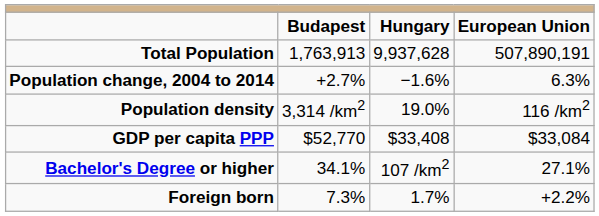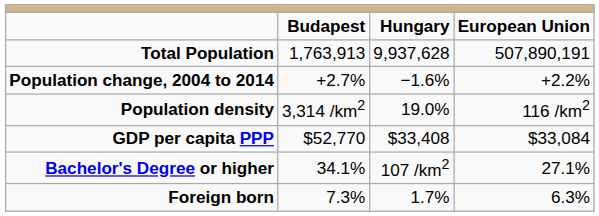(570, 80) 6.3% -> (565, 80) +2.2%
(565, 197) +2.2% -> (570, 197) 6.3%
